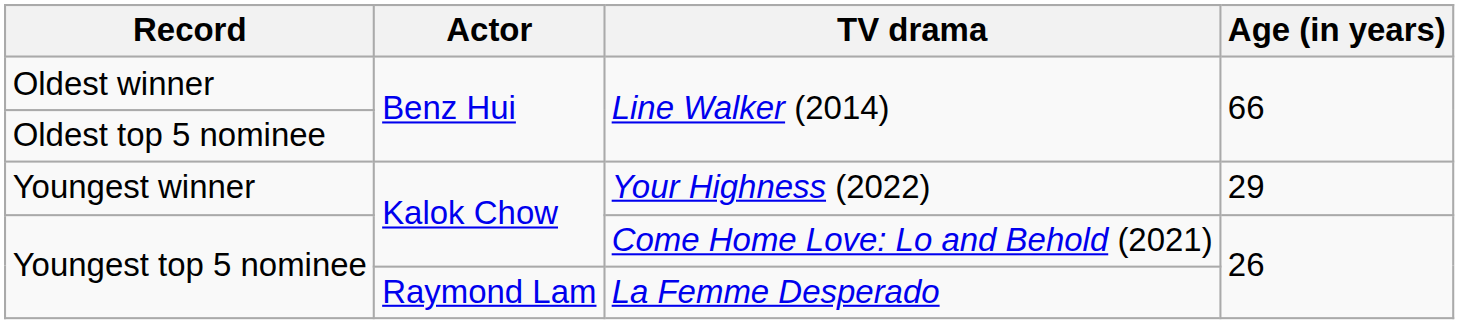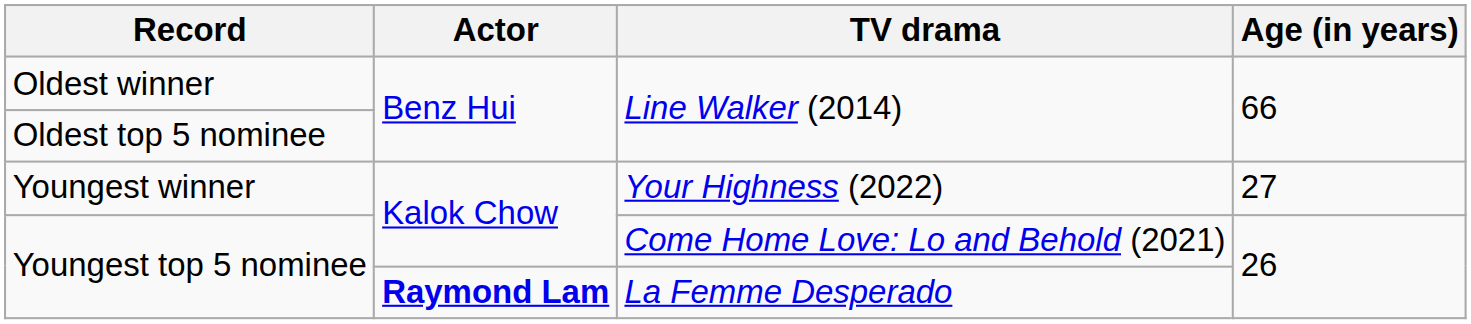(1246, 187) 29 -> (1259, 187) 27
(489, 291) normal -> (496, 291) bold
